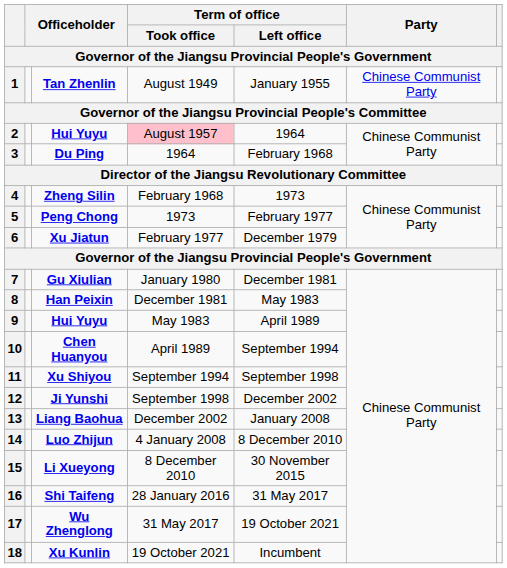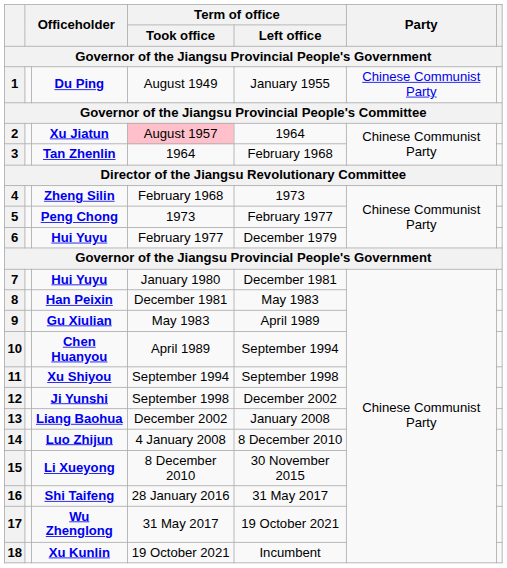(79, 84) Tan Zhenlin -> (79, 84) Du Ping
(79, 133) Hui Yuyu -> (79, 133) Xu Jiatun
(79, 154) Du Ping -> (79, 154) Tan Zhenlin
(79, 237) Xu Jiatun -> (79, 237) Hui Yuyu
(79, 279) Gu Xiulian -> (79, 279) Hui Yuyu
(79, 320) Hui Yuyu -> (79, 320) Gu Xiulian
